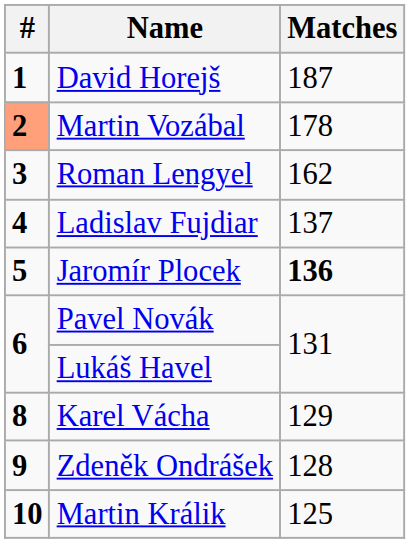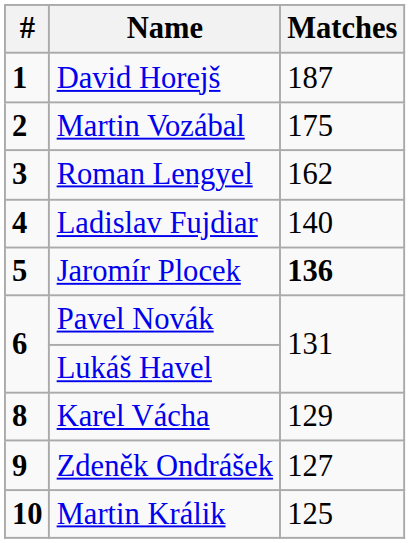(20, 125) lightsalmon background -> (20, 125) no background
(310, 125) 178 -> (310, 125) 175
(310, 222) 137 -> (310, 222) 140
(310, 464) 128 -> (310, 464) 127
